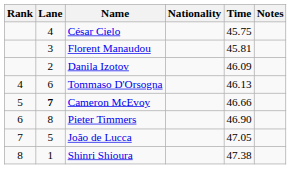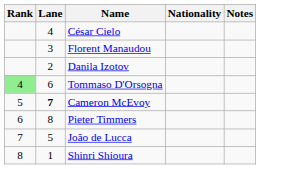- column: (239, 13)
(20, 84) no background -> (20, 84) lightgreen background
